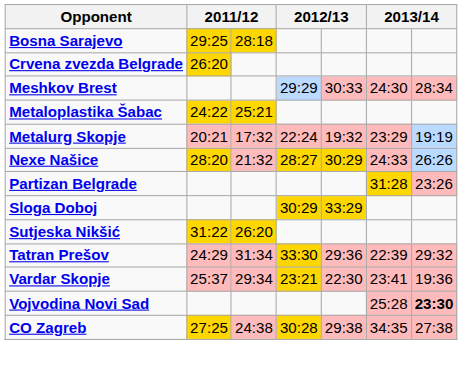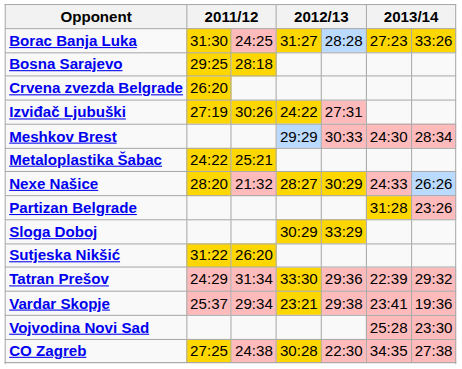+ row: (73, 41)
+ row: (68, 112)
- row: (68, 136)
(344, 280) 22:30 -> (344, 304) 29:38
(434, 304) bold -> (434, 327) normal
(344, 327) 29:38 -> (344, 351) 22:30
